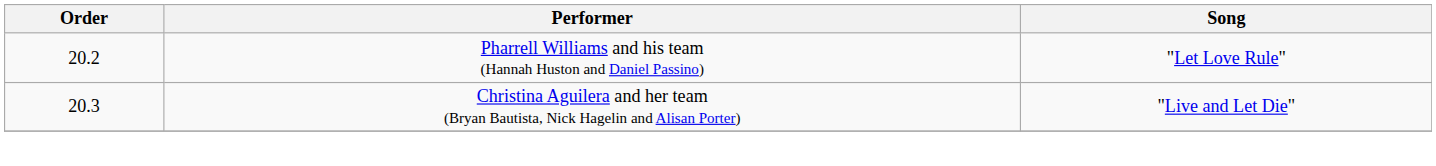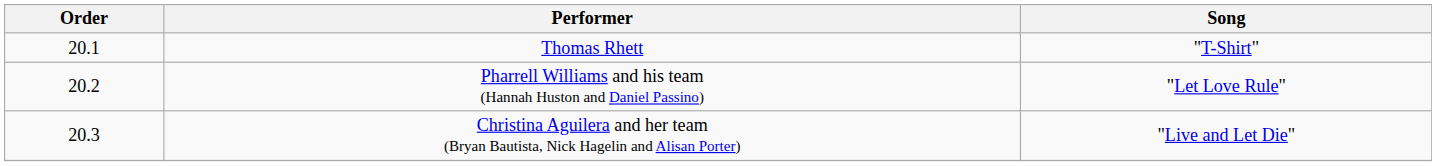+ row: (592, 47)
